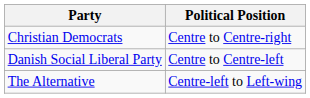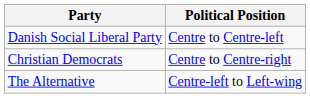rows swapped: (85, 59) <-> (65, 37)
